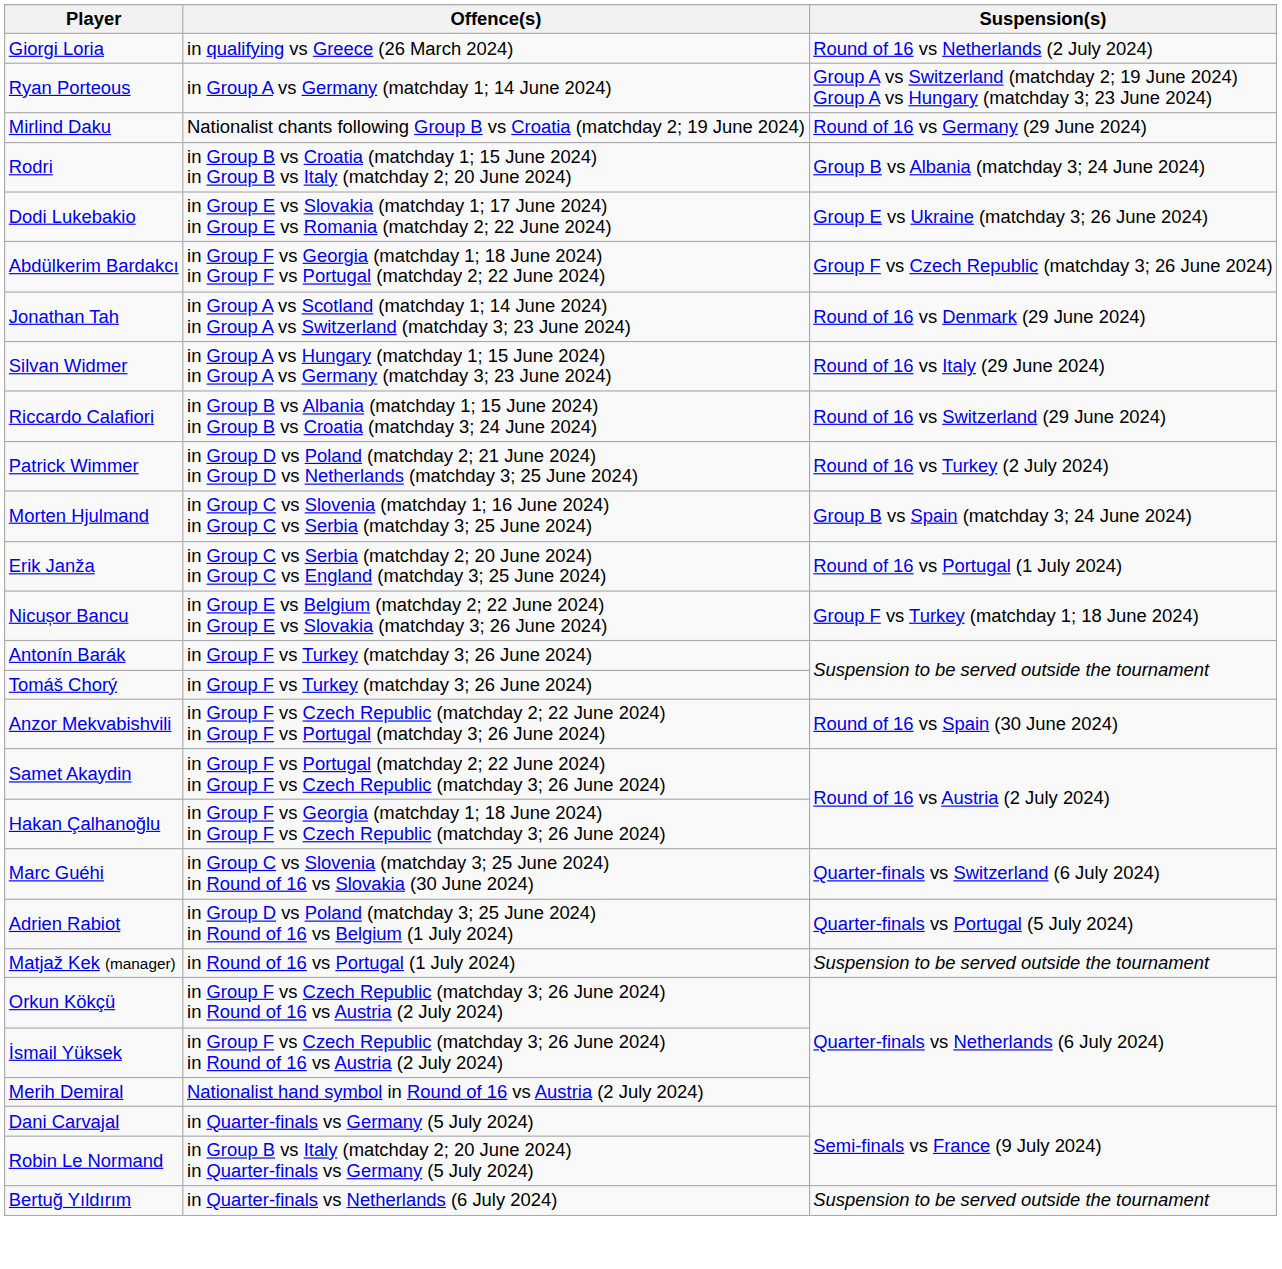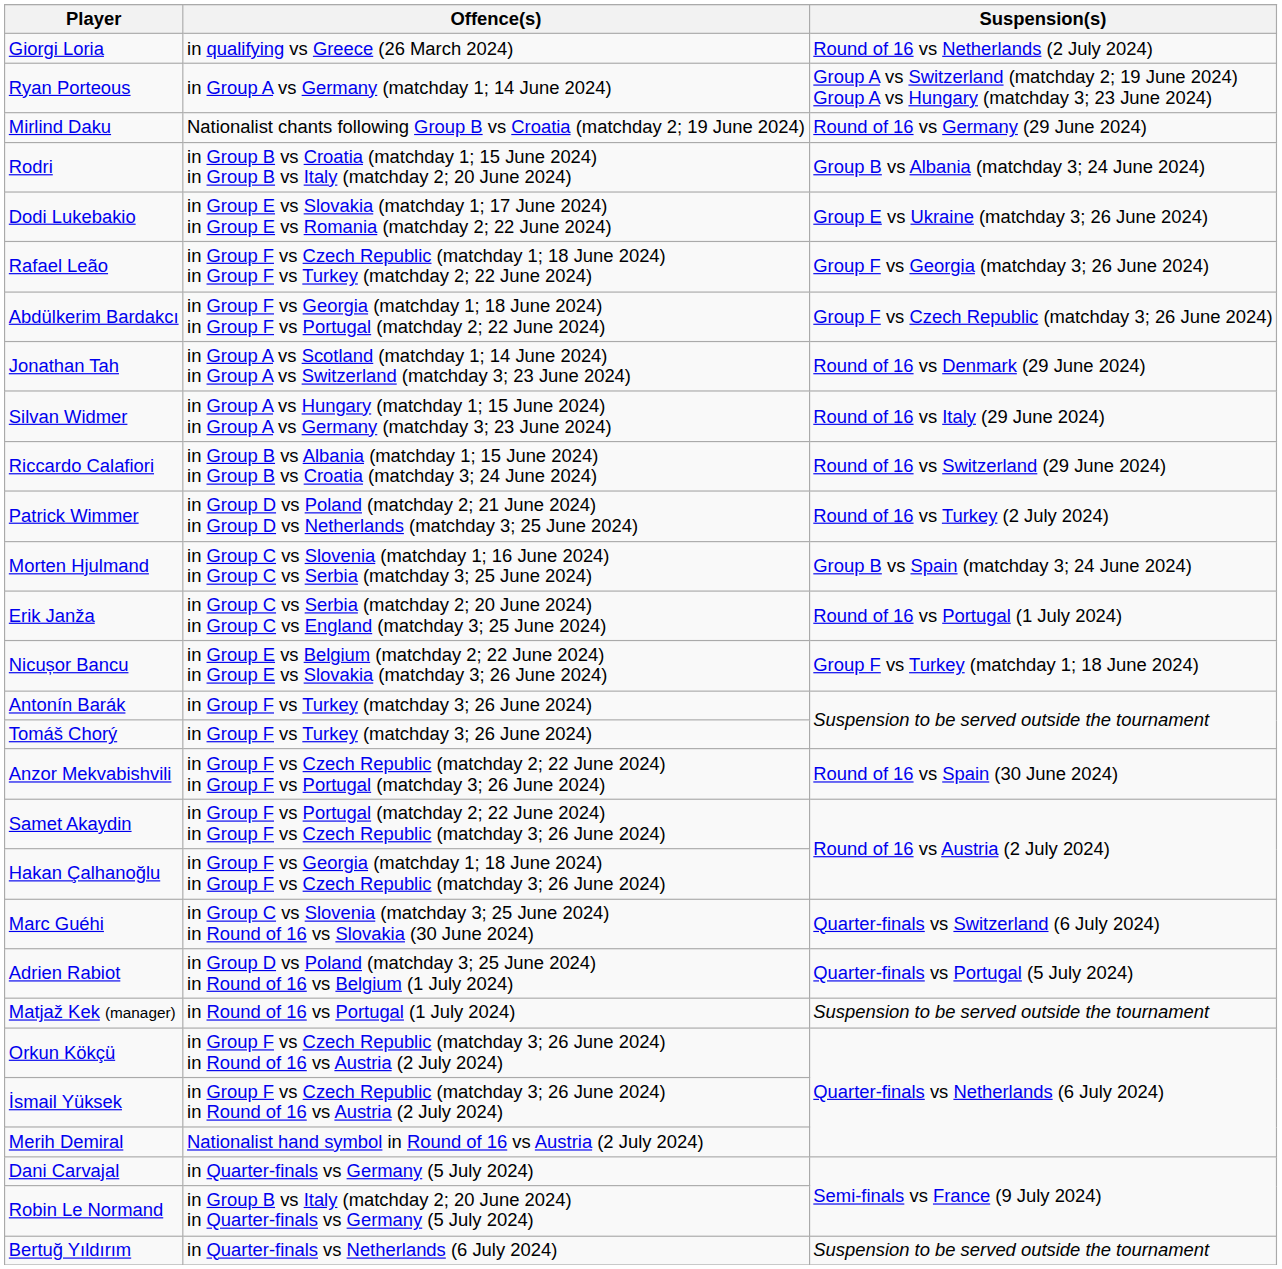+ row: (58, 266)
